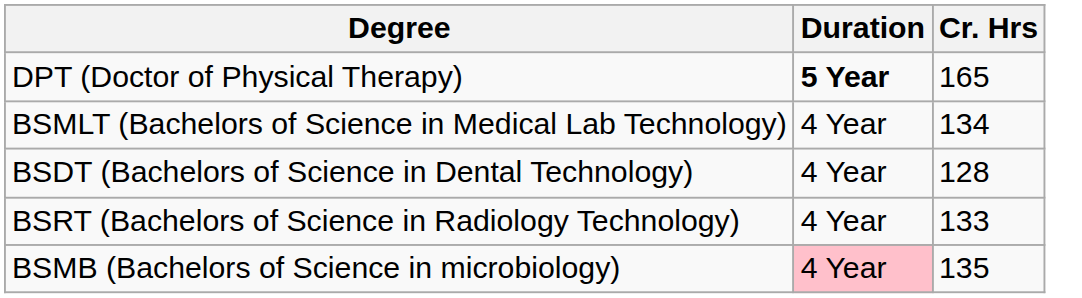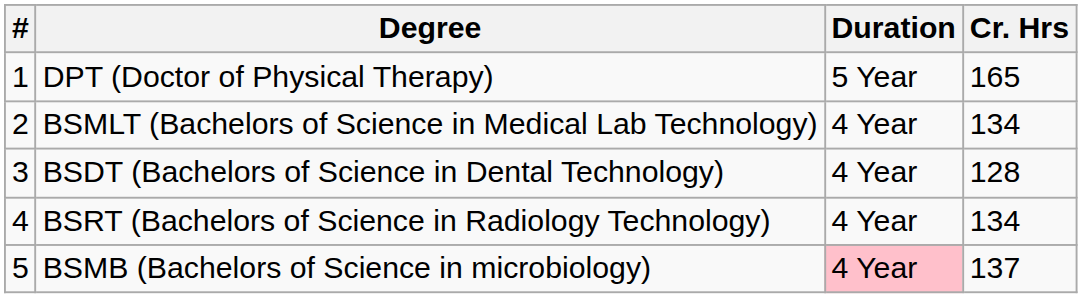+ column: (20, 28)
(845, 76) bold -> (874, 76) normal
(964, 220) 133 -> (995, 220) 134
(964, 268) 135 -> (995, 268) 137
